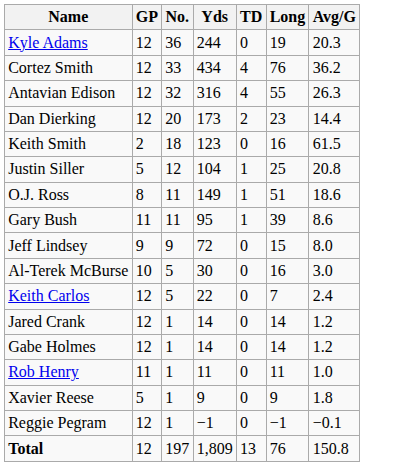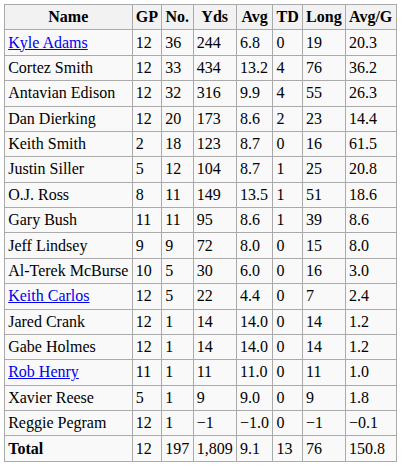+ column: (255, 17)
